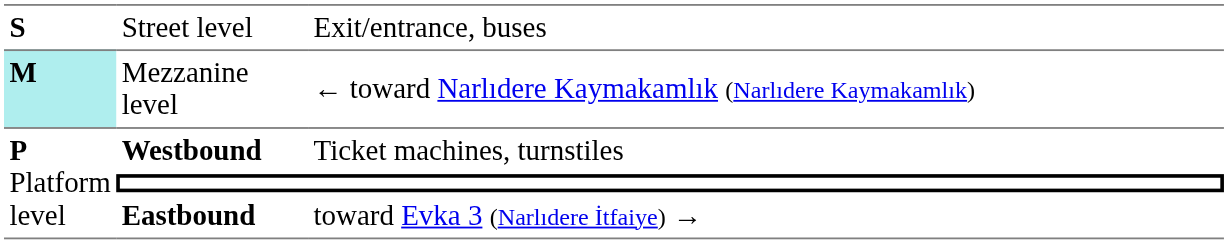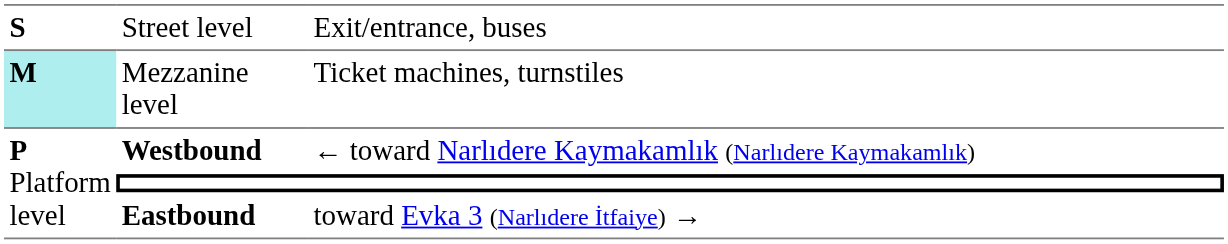(644, 88) ← toward Narlıdere Kaymakamlık (Narlıdere Kaymakamlık) -> (469, 72) Ticket machines, turnstiles
(469, 150) Ticket machines, turnstiles -> (644, 150) ← toward Narlıdere Kaymakamlık (Narlıdere Kaymakamlık)
